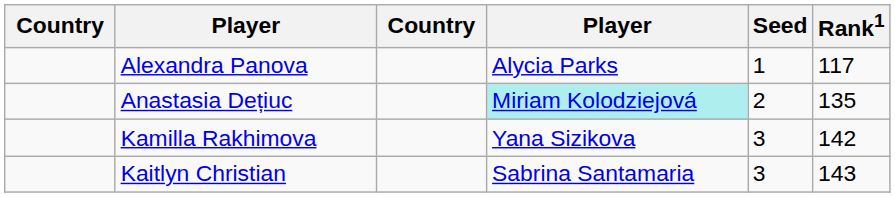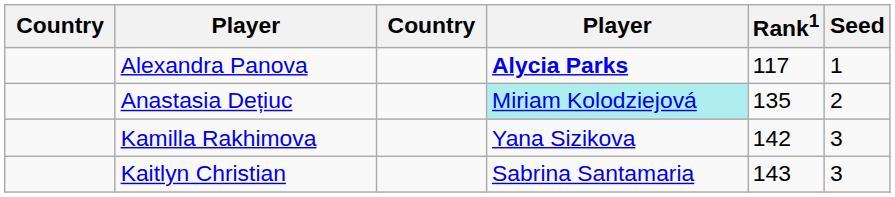columns swapped: (851, 25) <-> (780, 25)
(555, 65) normal -> (560, 65) bold
